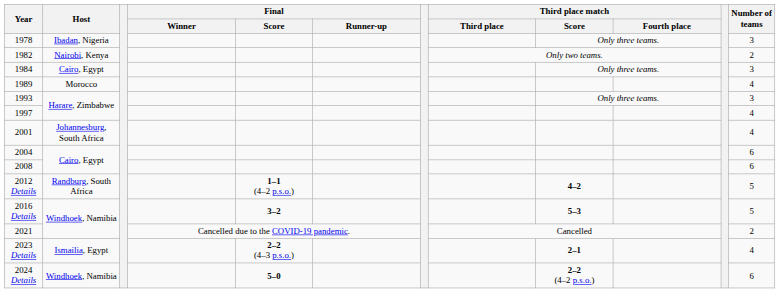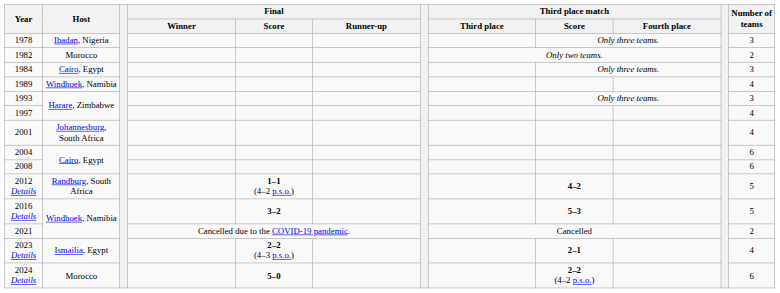(81, 55) Nairobi, Kenya -> (81, 55) Morocco
(81, 84) Morocco -> (81, 84) Windhoek, Namibia
(81, 276) Windhoek, Namibia -> (81, 276) Morocco
